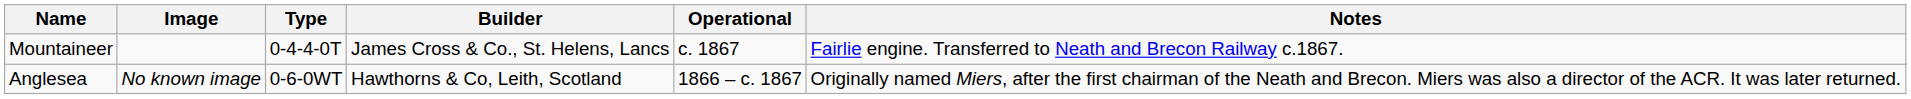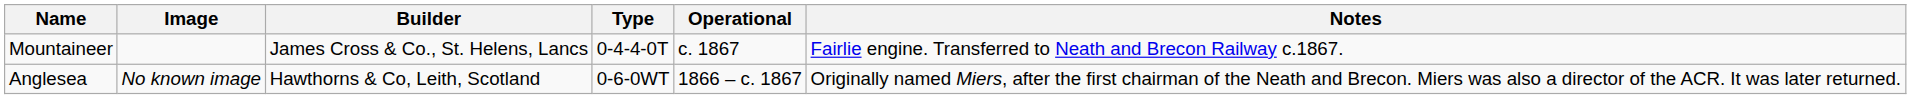columns swapped: (306, 19) <-> (510, 19)
